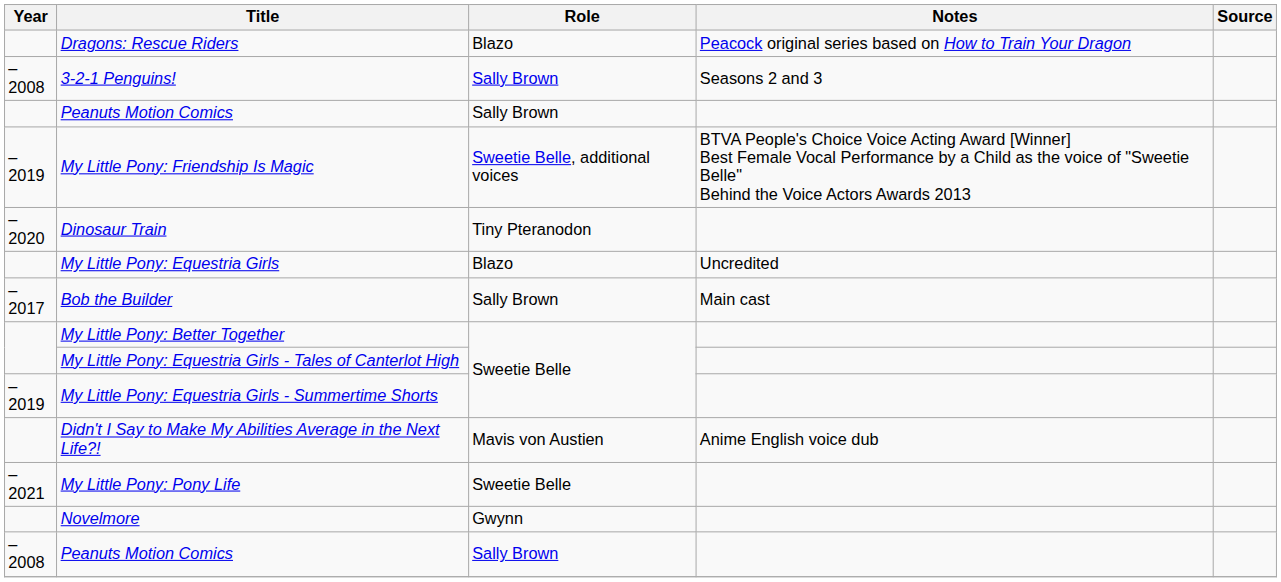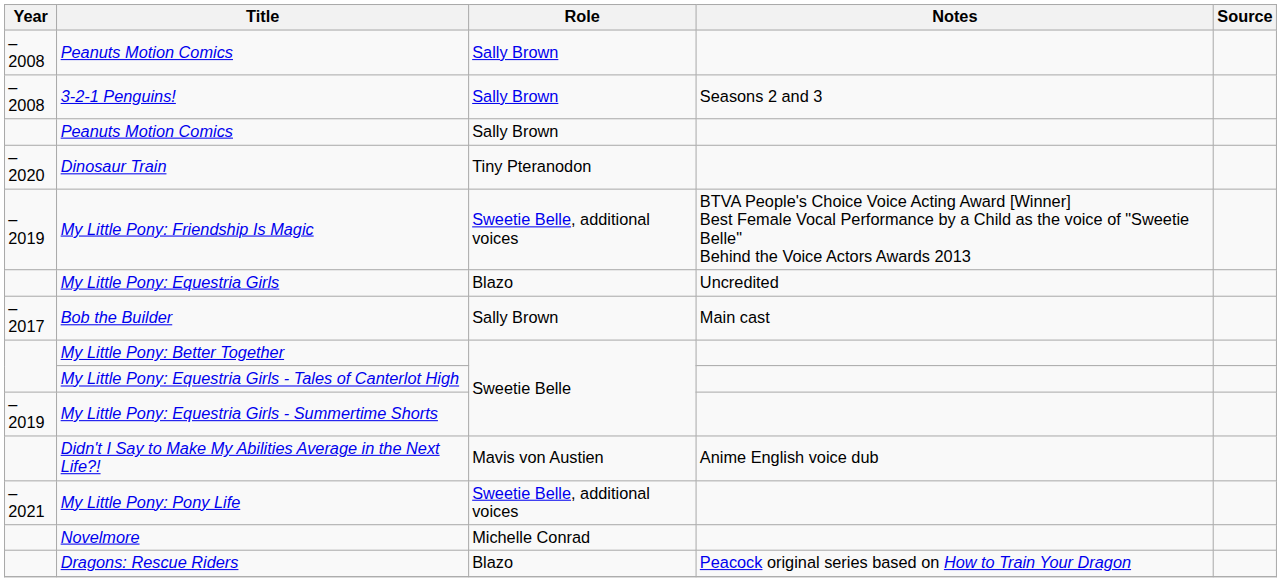rows swapped: (26, 554) <-> (31, 43)
rows swapped: (26, 229) <-> (26, 166)
(522, 484) Sweetie Belle -> (561, 502) Sweetie Belle, additional voices
(498, 519) Gwynn -> (531, 537) Michelle Conrad
